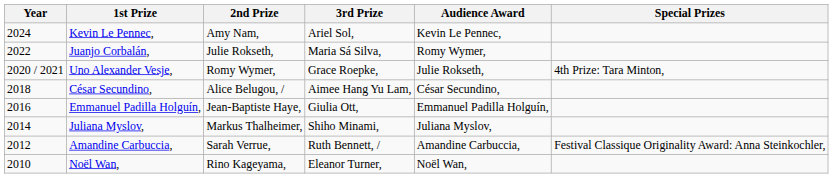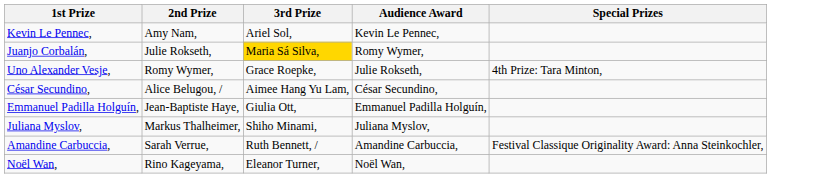- column: (35, 13)
(345, 51) no background -> (283, 51) gold background
